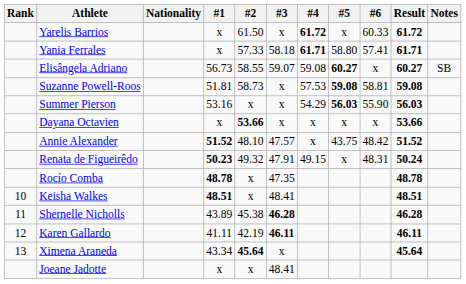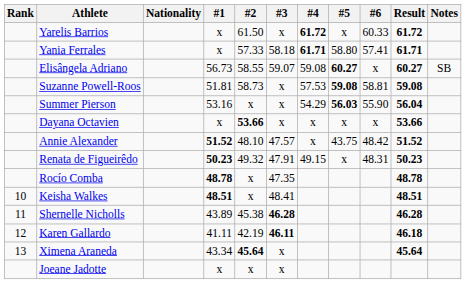(409, 104) 56.03 -> (409, 104) 56.04
(409, 159) 50.24 -> (409, 159) 50.23
(409, 232) 46.11 -> (409, 232) 46.18
(282, 269) 48.41 -> (282, 269) x
